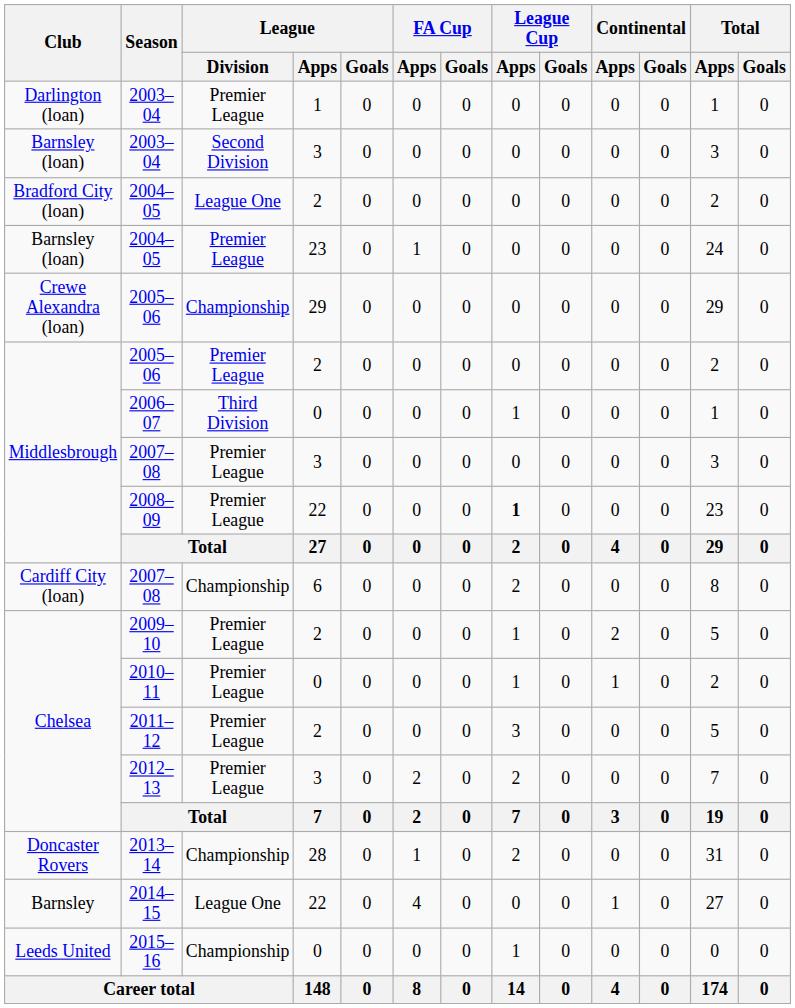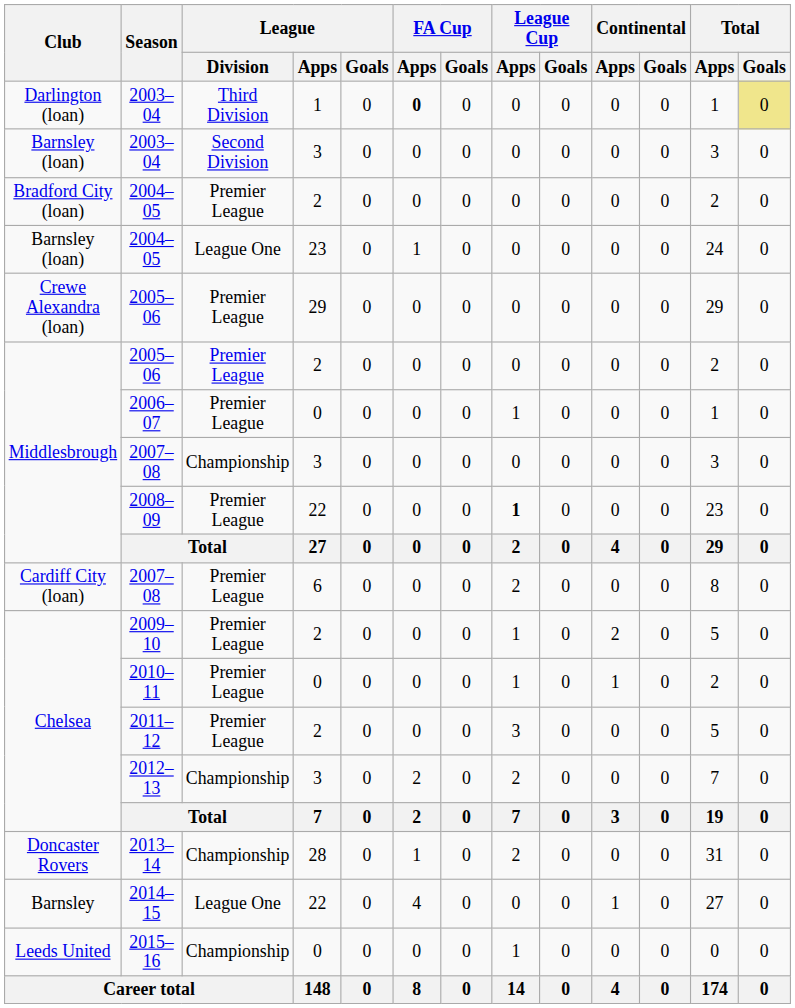(238, 104) Premier League -> (238, 104) Third Division
(417, 104) normal -> (417, 104) bold
(764, 104) no background -> (764, 104) khaki background
(238, 201) League One -> (238, 201) Premier League
(238, 249) Premier League -> (238, 249) League One
(238, 307) Championship -> (238, 307) Premier League
(238, 413) Third Division -> (238, 413) Premier League
(238, 461) Premier League -> (238, 461) Championship
(238, 586) Championship -> (238, 586) Premier League
(238, 778) Premier League -> (238, 778) Championship
